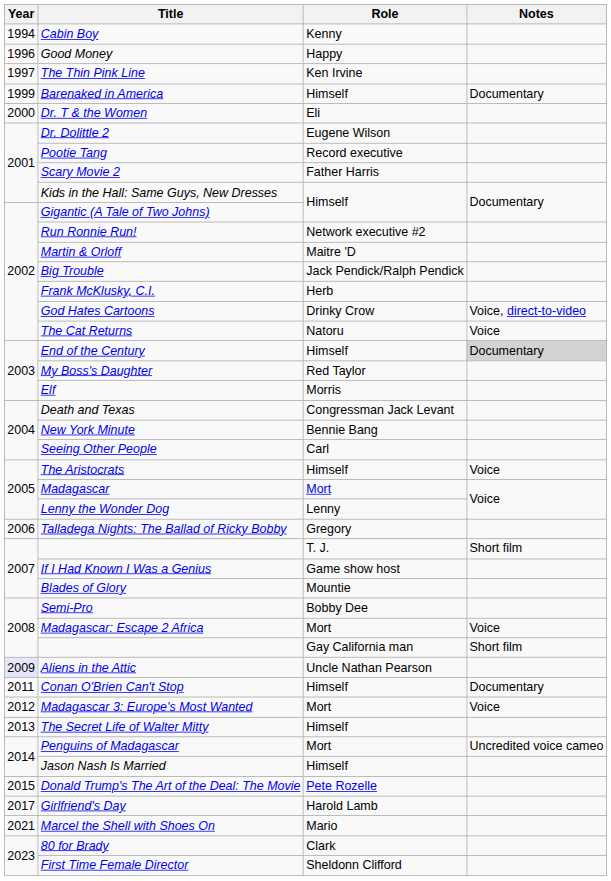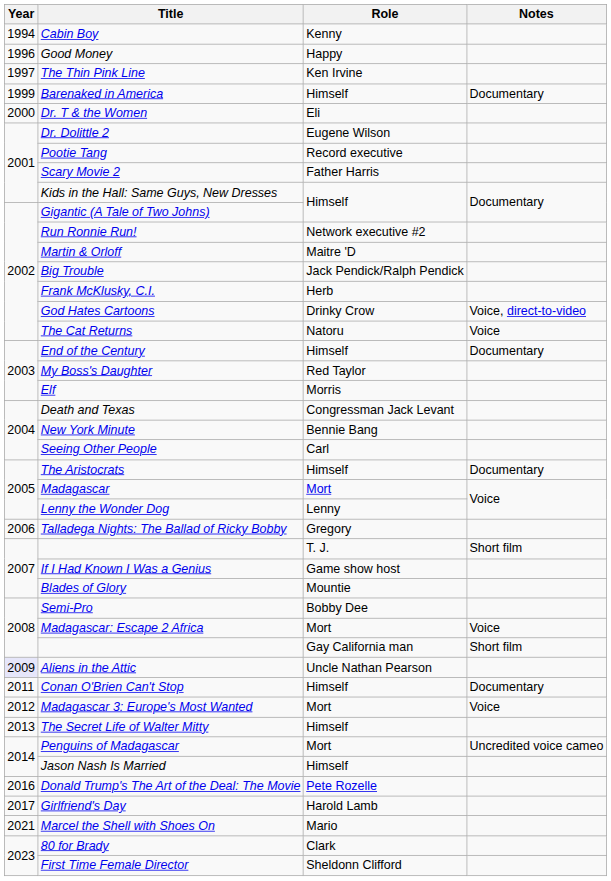(507, 350) lightgrey background -> (507, 350) no background
(485, 469) Voice -> (507, 469) Documentary
(21, 786) 2015 -> (21, 786) 2016
